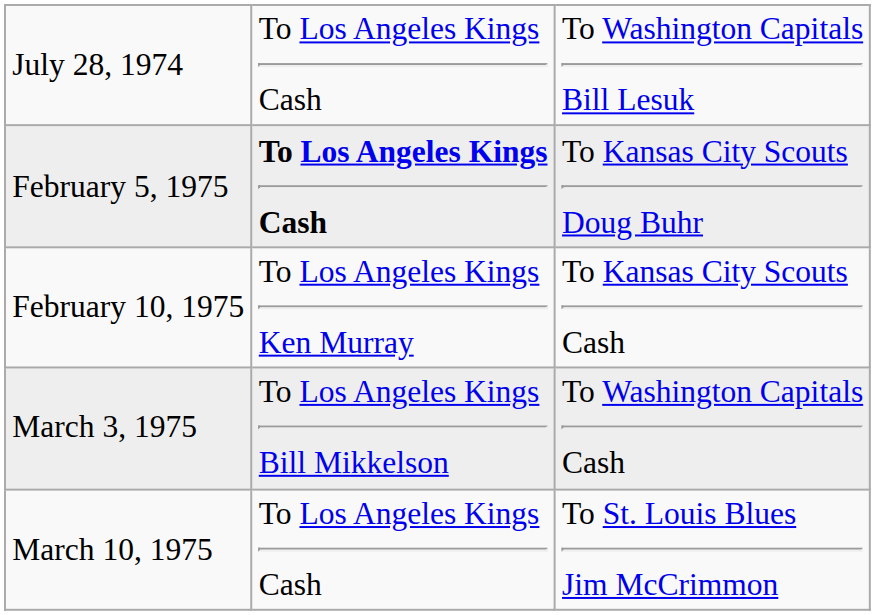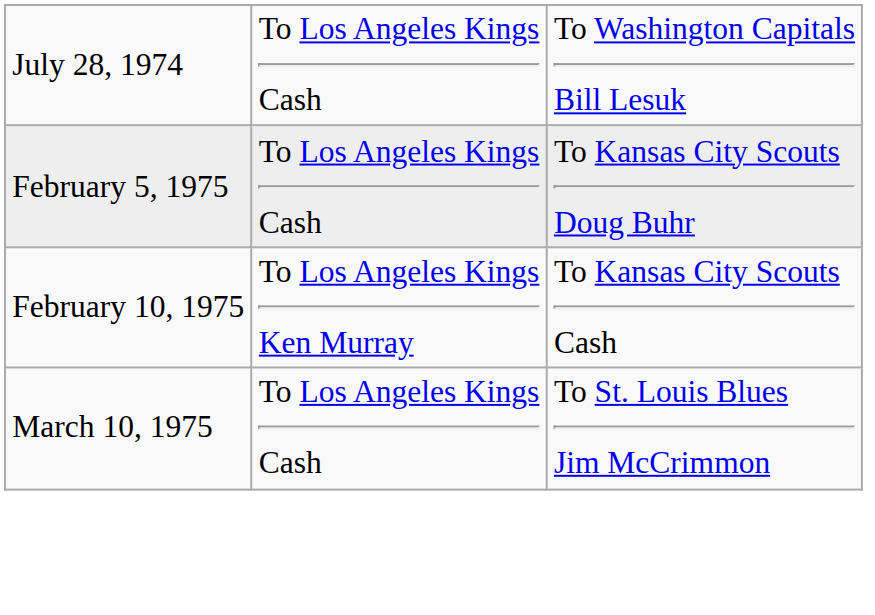(403, 185) bold -> (399, 185) normal
- row: (105, 427)
